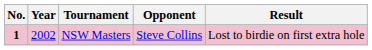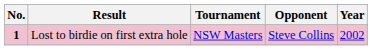columns swapped: (43, 14) <-> (286, 14)
